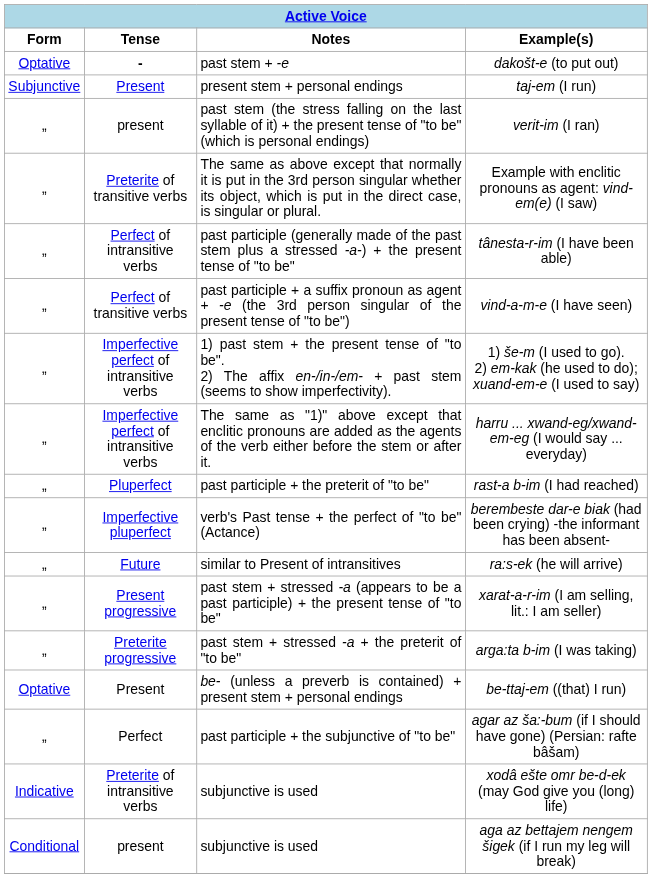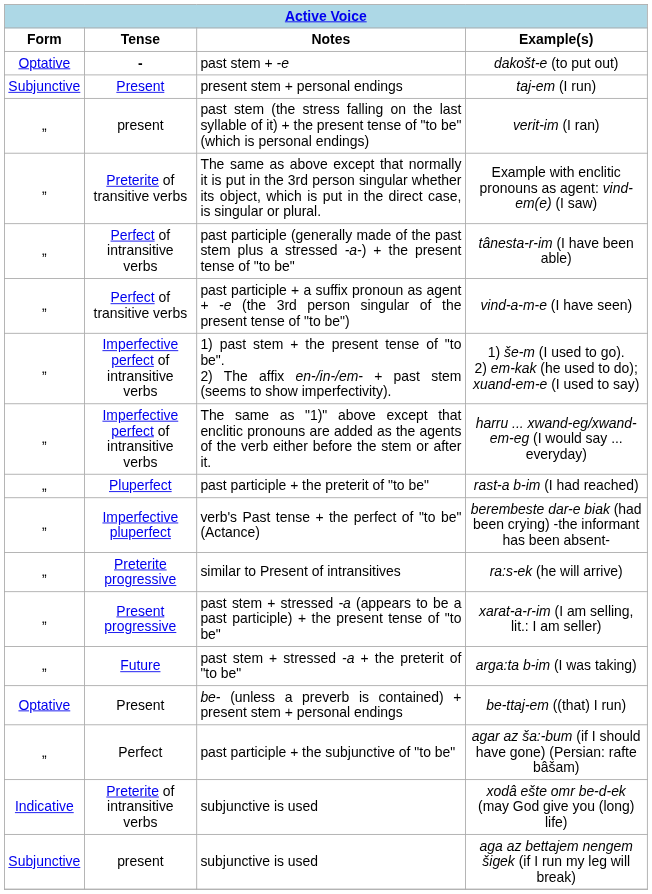(140, 564) Future -> (140, 572) Preterite progressive
(140, 650) Preterite progressive -> (140, 666) Future
(44, 846) Conditional -> (44, 861) Subjunctive
